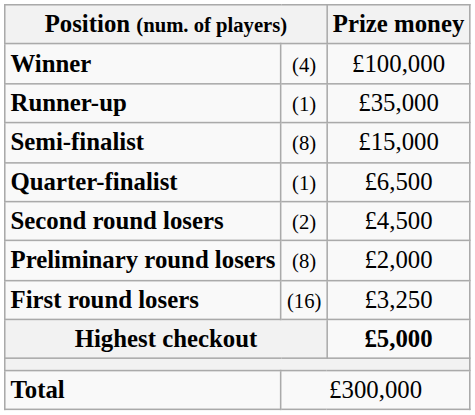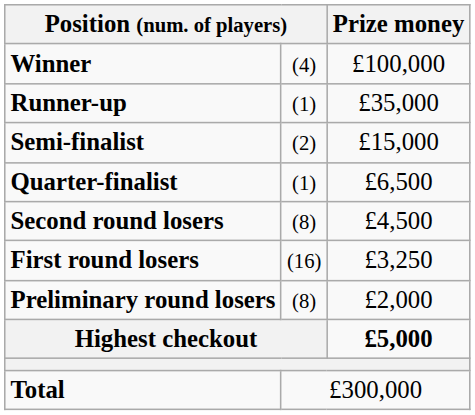(304, 143) (8) -> (304, 143) (2)
(304, 222) (2) -> (304, 222) (8)
rows swapped: (105, 299) <-> (143, 260)
